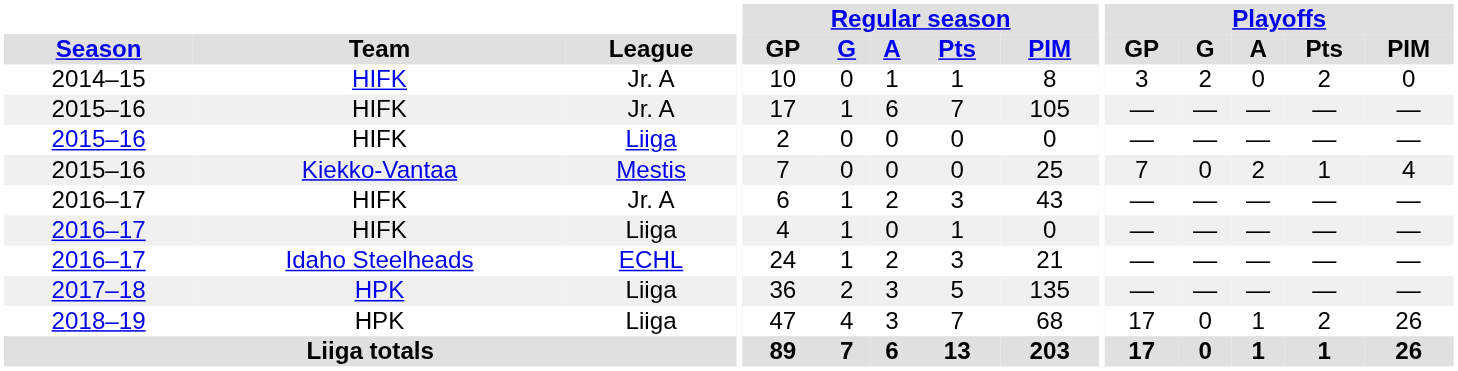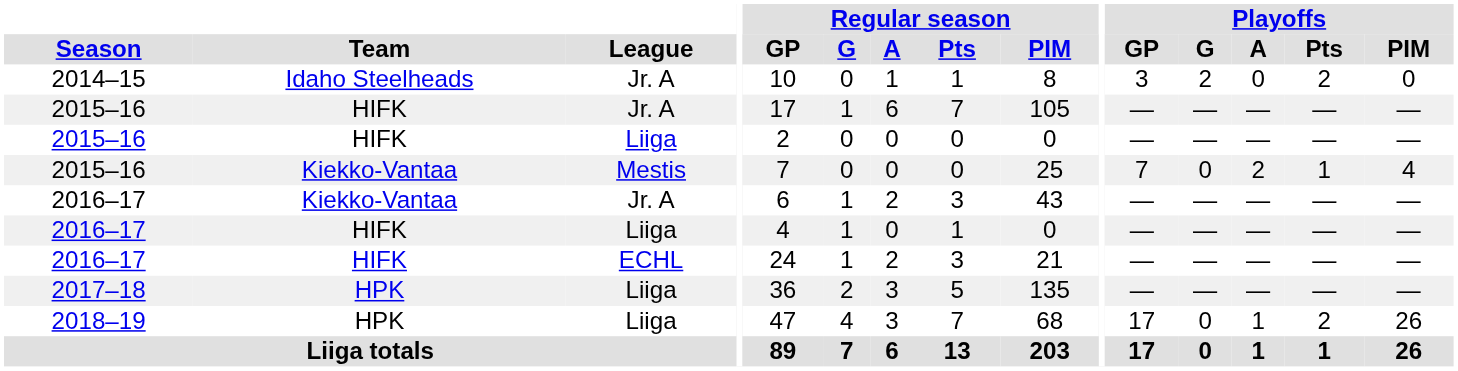(379, 79) HIFK -> (379, 79) Idaho Steelheads
(379, 200) HIFK -> (379, 200) Kiekko-Vantaa
(379, 260) Idaho Steelheads -> (379, 260) HIFK
